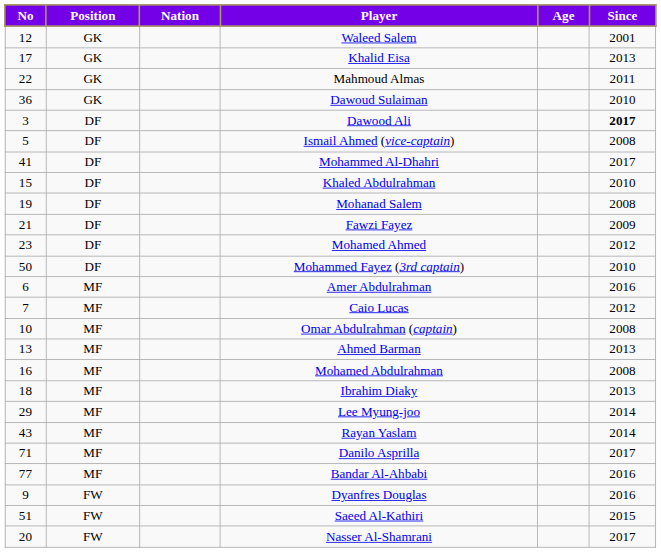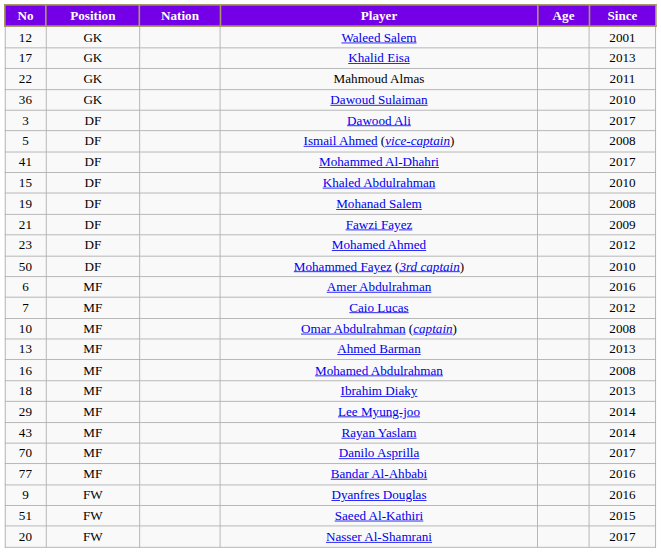(622, 120) bold -> (622, 120) normal
(25, 453) 71 -> (25, 453) 70
